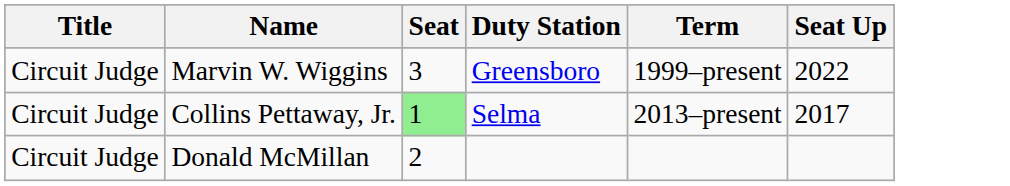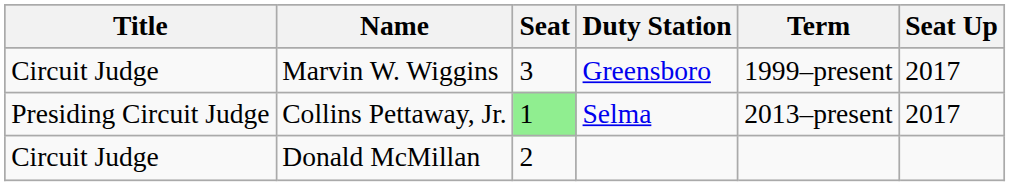(822, 69) 2022 -> (933, 69) 2017
(85, 113) Circuit Judge -> (140, 113) Presiding Circuit Judge
